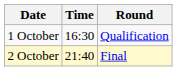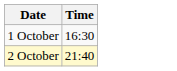- column: (135, 14)
